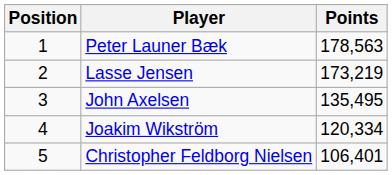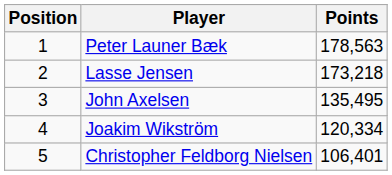(352, 73) 173,219 -> (352, 73) 173,218
